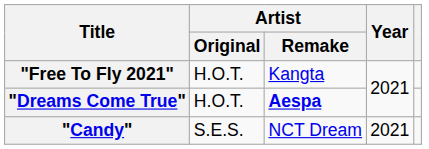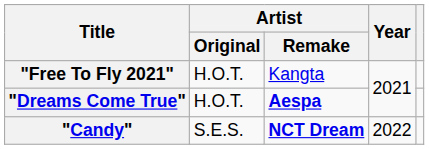(315, 130) normal -> (316, 130) bold
(390, 130) 2021 -> (392, 130) 2022
